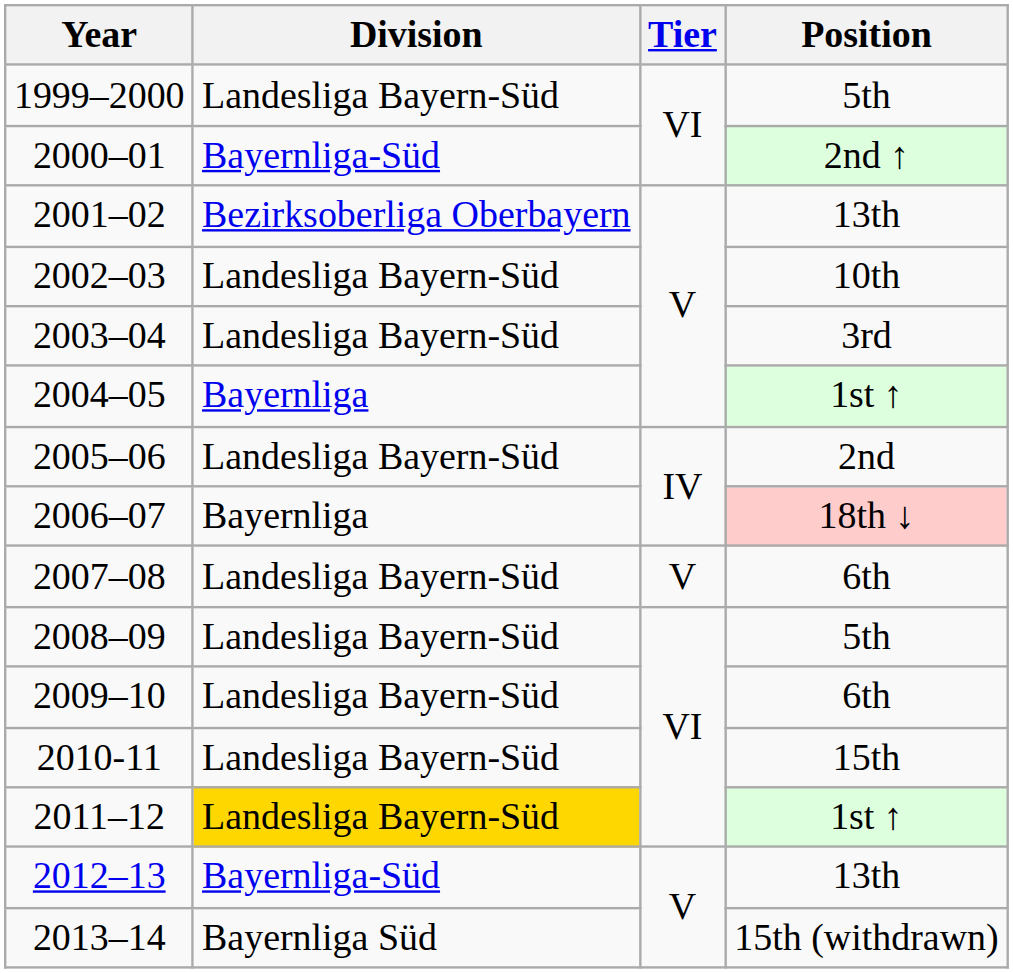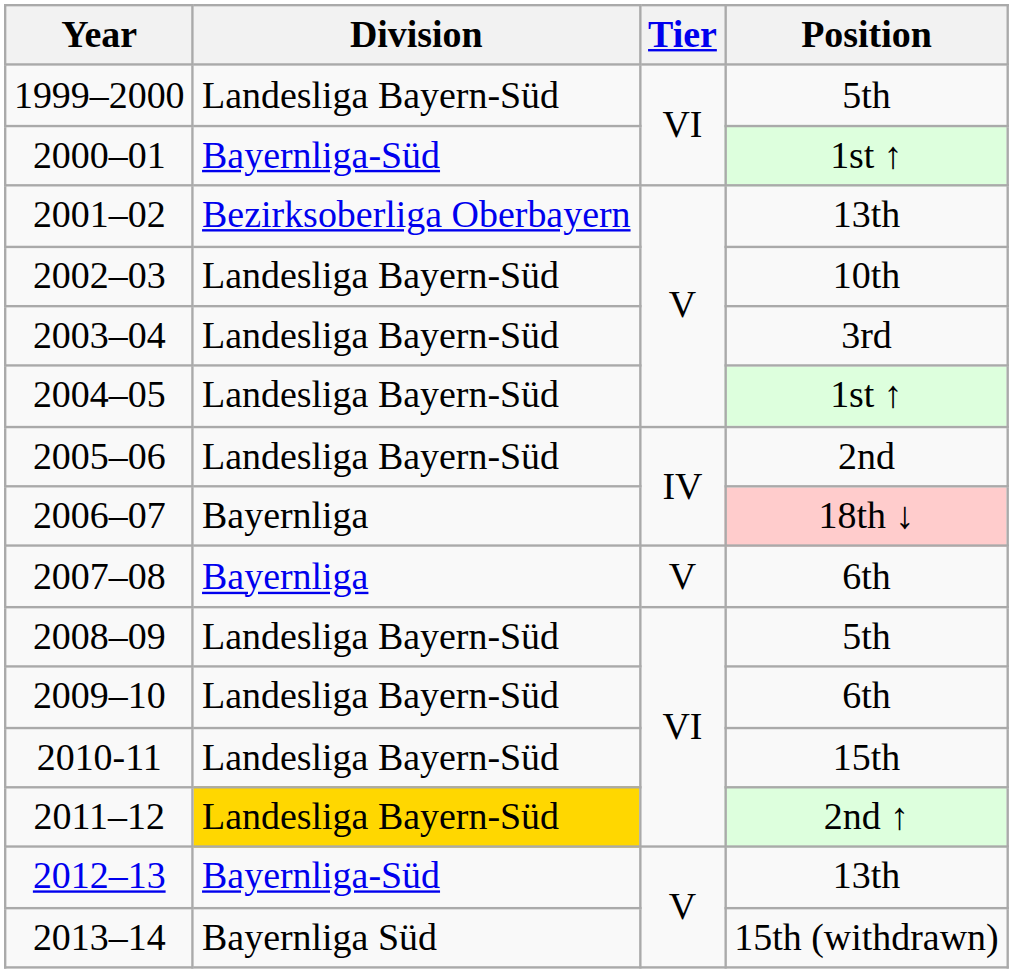(866, 154) 2nd ↑ -> (866, 154) 1st ↑
(285, 395) Bayernliga -> (381, 395) Landesliga Bayern-Süd
(381, 575) Landesliga Bayern-Süd -> (285, 575) Bayernliga
(866, 816) 1st ↑ -> (866, 816) 2nd ↑
